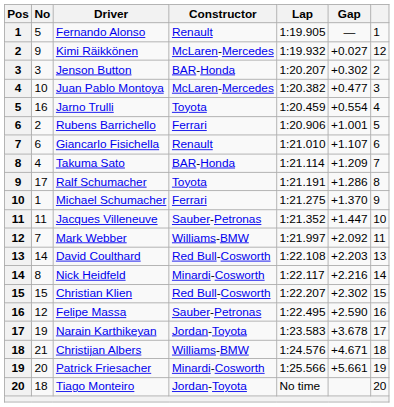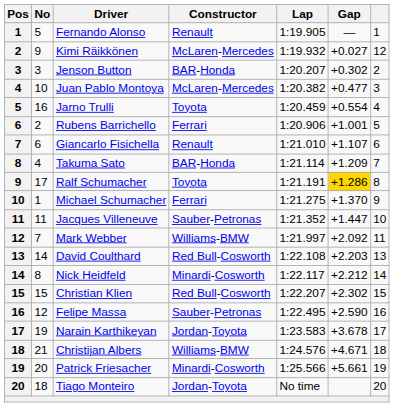(349, 181) no background -> (349, 181) gold background
(349, 274) +2.216 -> (349, 274) +2.212
